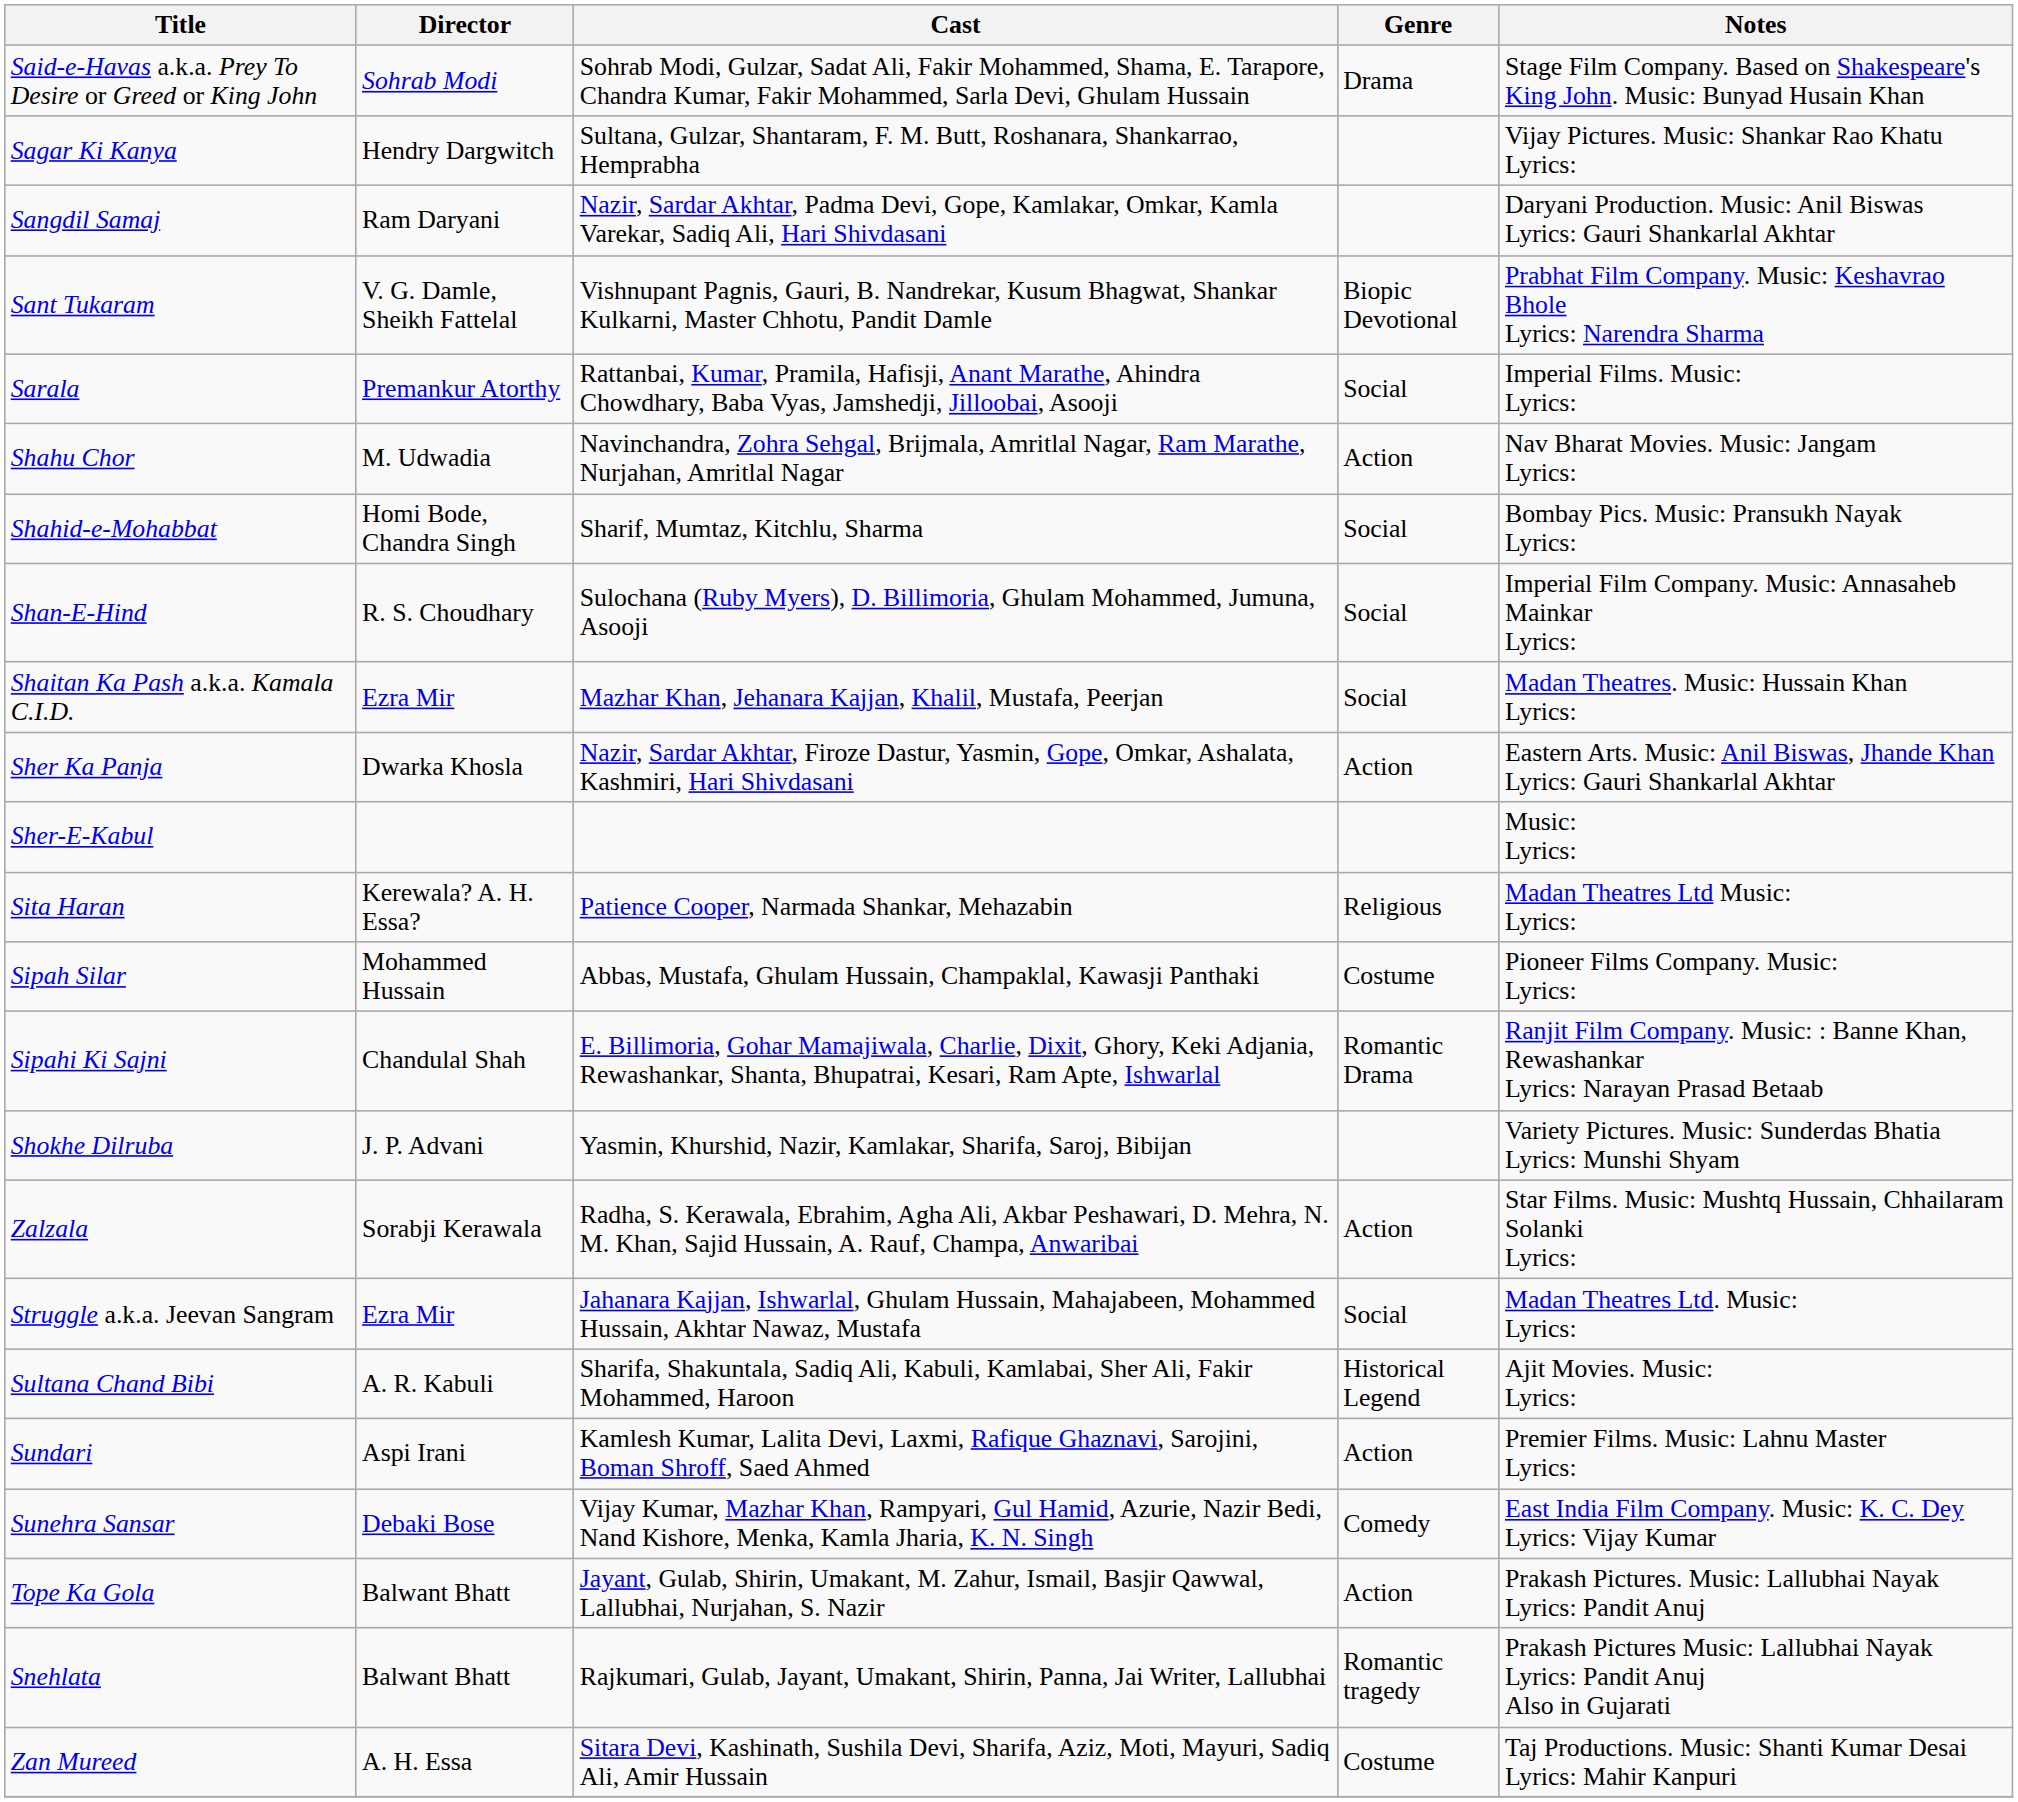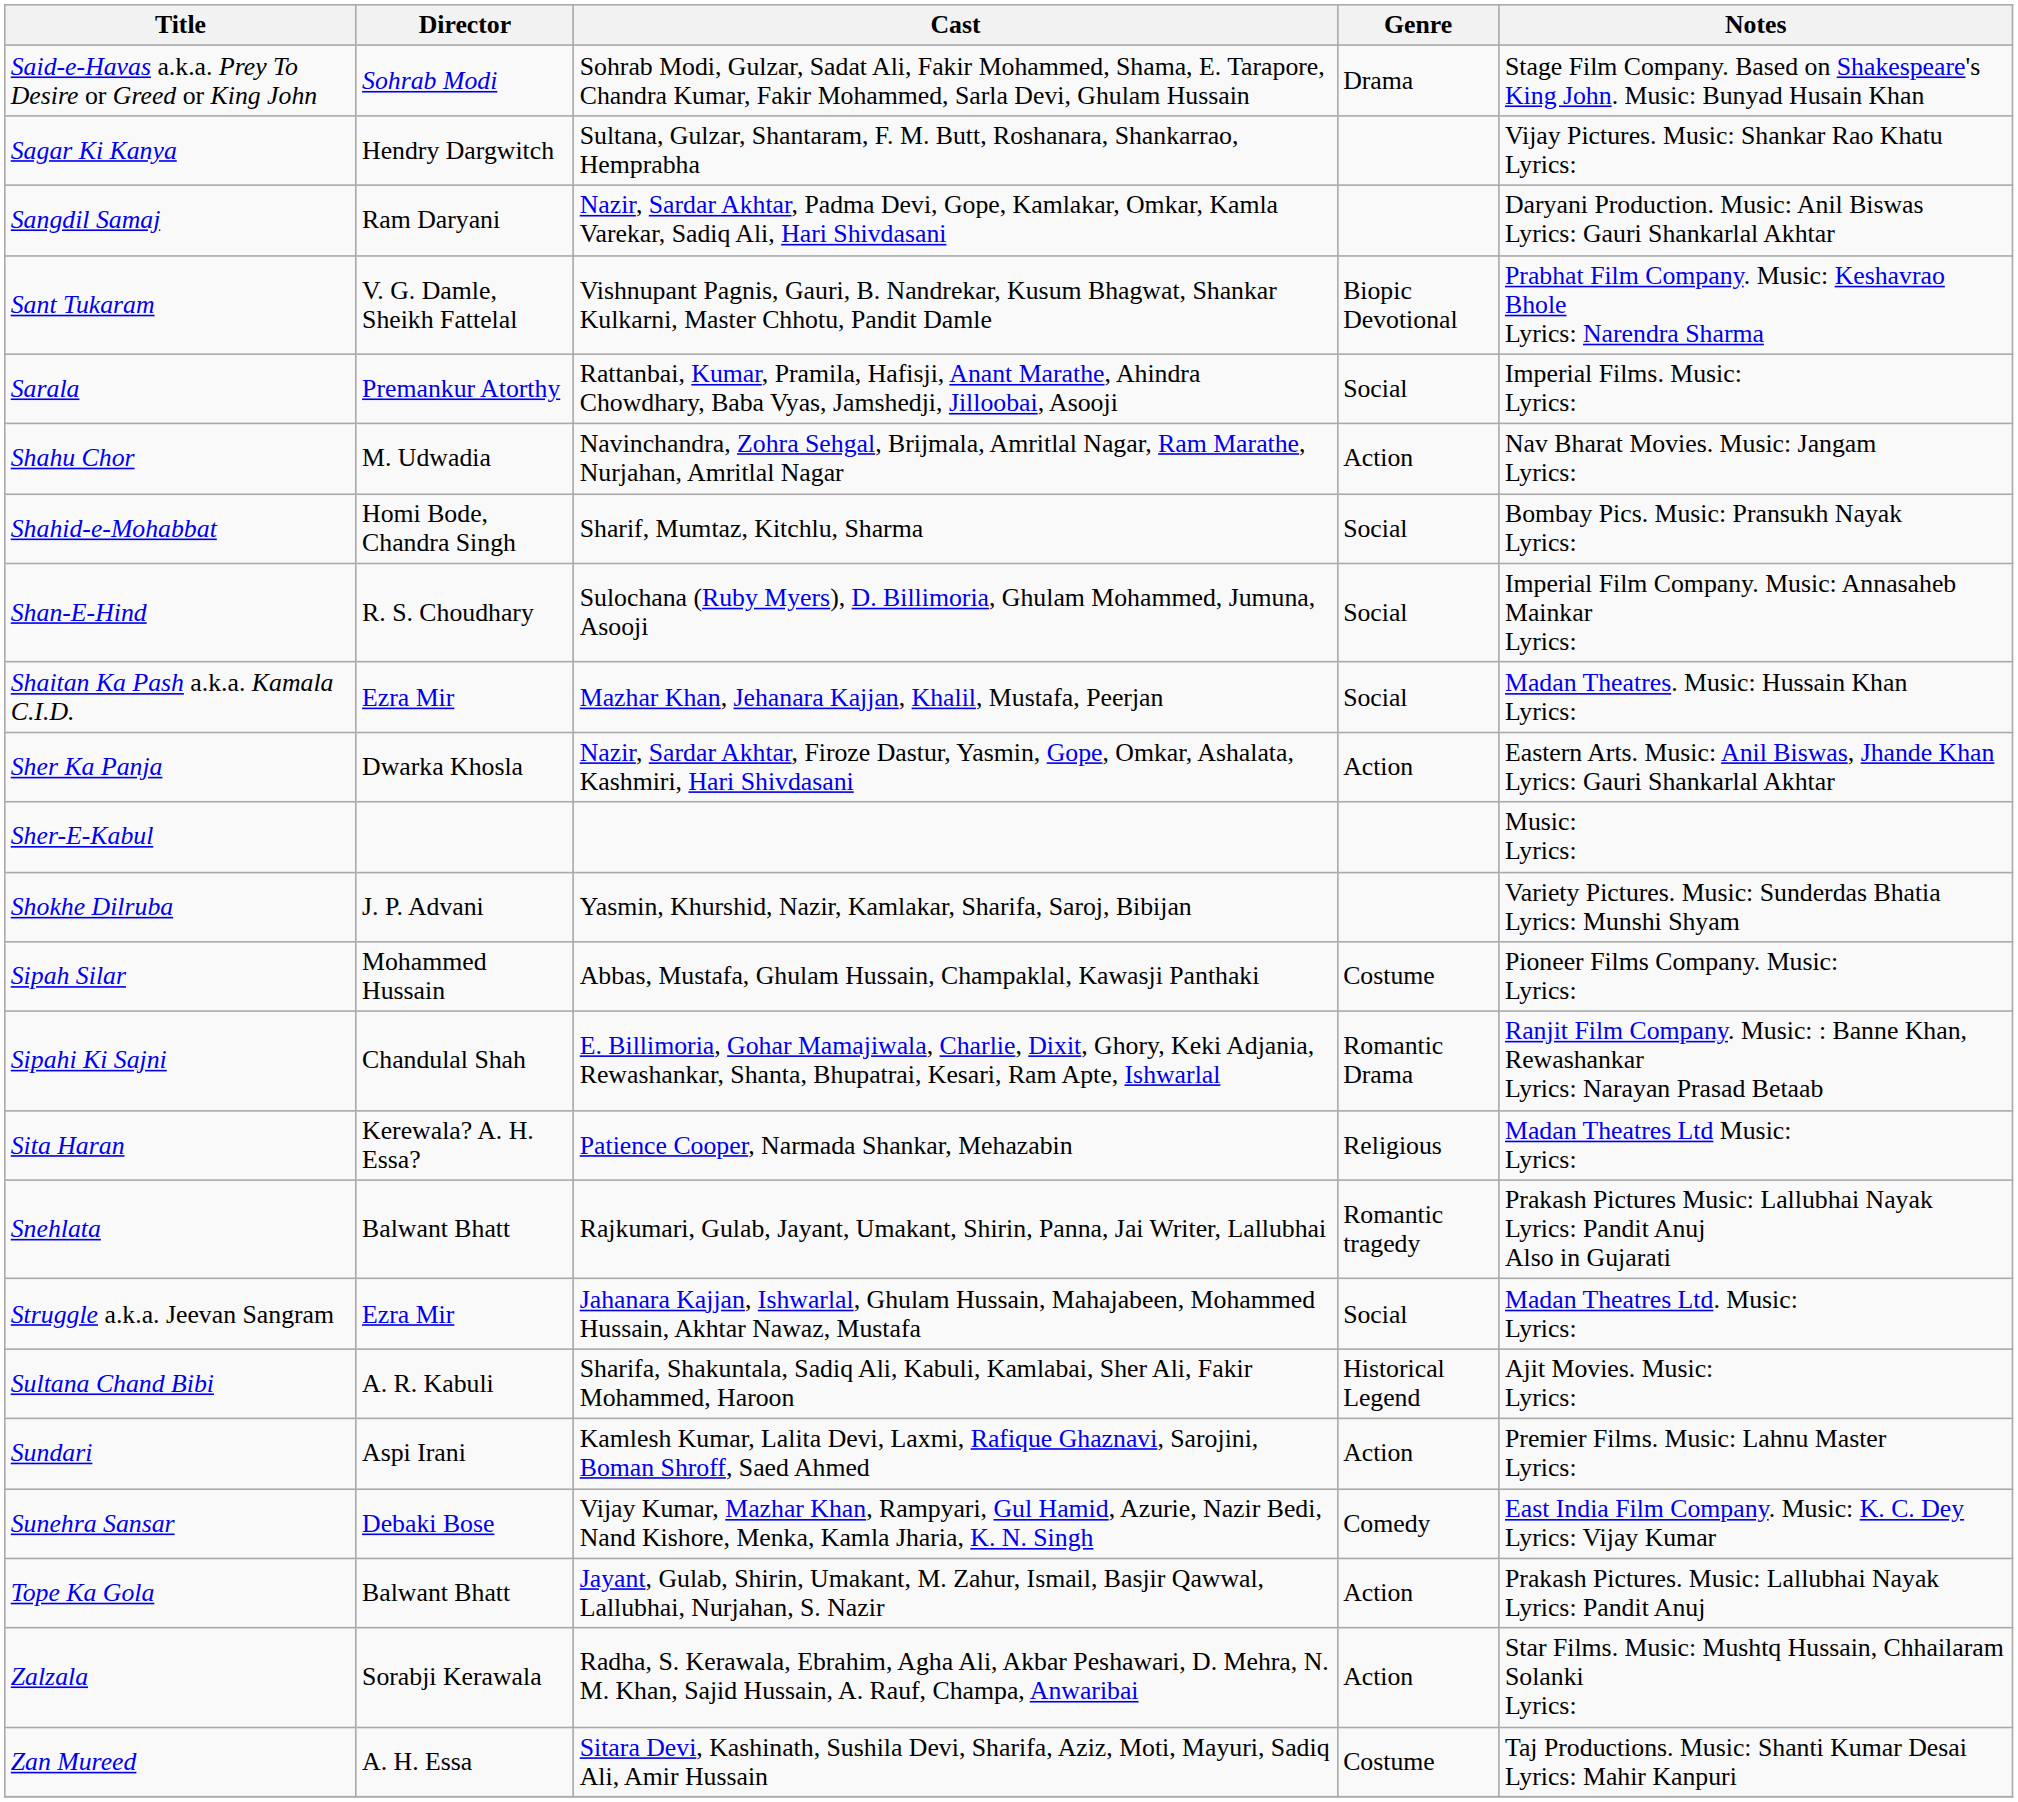rows swapped: (92, 1144) <-> (68, 906)
rows swapped: (56, 1677) <-> (49, 1229)
